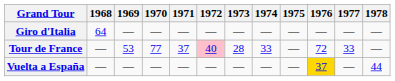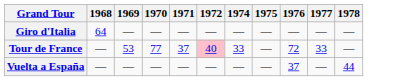- column: (238, 13)
(321, 66) gold background -> (294, 66) no background
